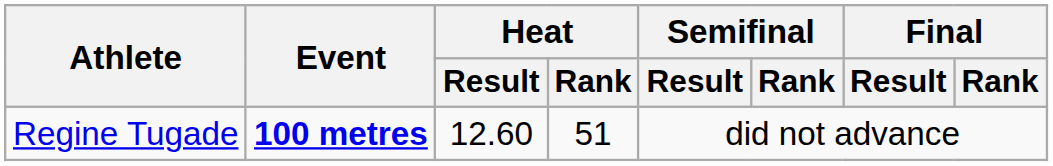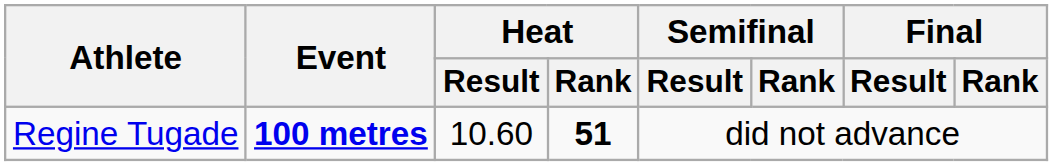(491, 134) 12.60 -> (491, 134) 10.60
(593, 134) normal -> (593, 134) bold
